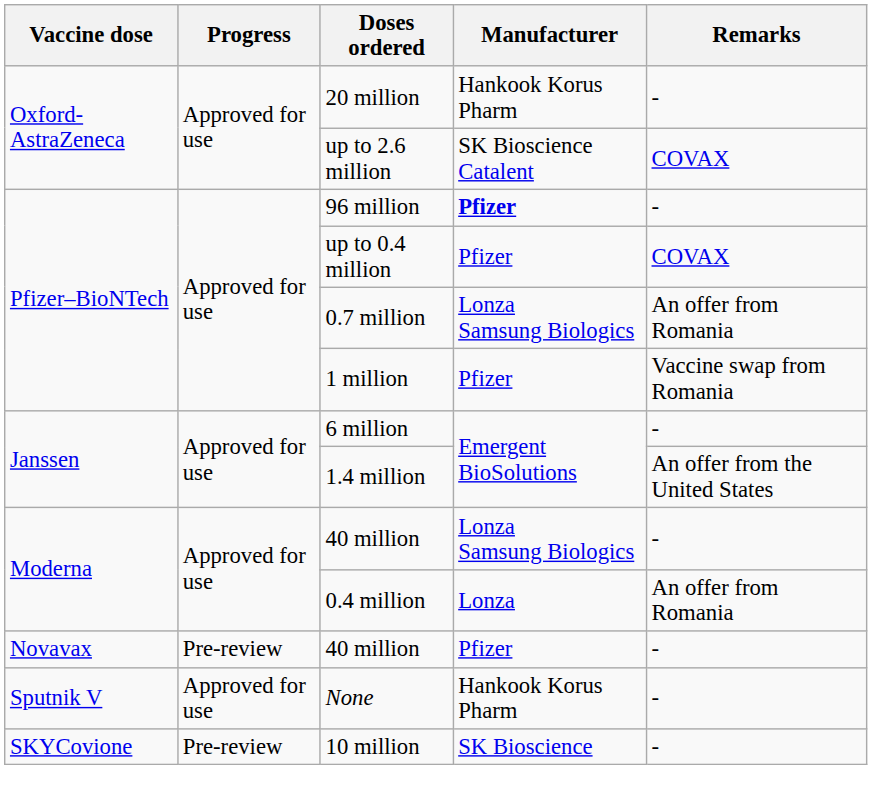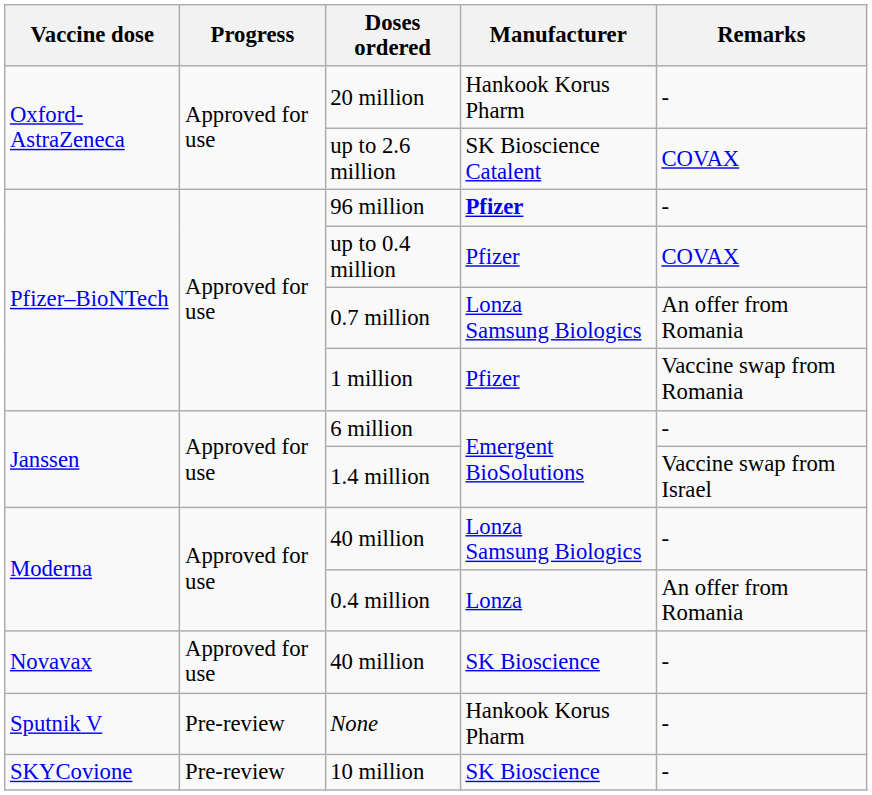(732, 476) An offer from the United States -> (748, 476) Vaccine swap from Israel
(233, 648) Pre-review -> (247, 661) Approved for use
(485, 648) Pfizer -> (533, 661) SK Bioscience
(244, 697) Approved for use -> (235, 723) Pre-review
